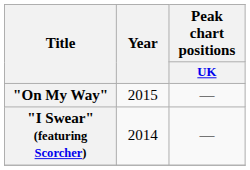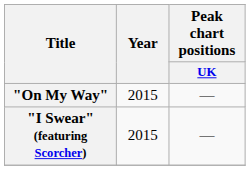(143, 135) 2014 -> (143, 135) 2015
